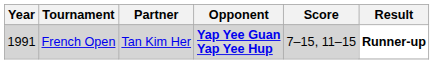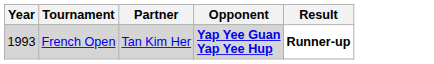- column: (321, 15)
(21, 42) 1991 -> (21, 42) 1993
